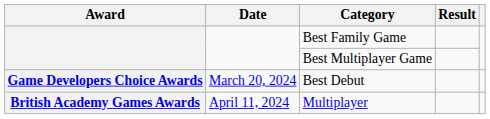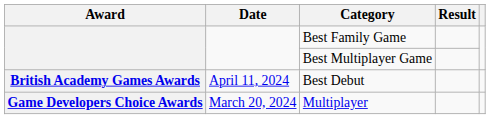(105, 80) Game Developers Choice Awards -> (105, 80) British Academy Games Awards
(253, 80) March 20, 2024 -> (249, 80) April 11, 2024
(105, 102) British Academy Games Awards -> (105, 102) Game Developers Choice Awards
(249, 102) April 11, 2024 -> (253, 102) March 20, 2024
